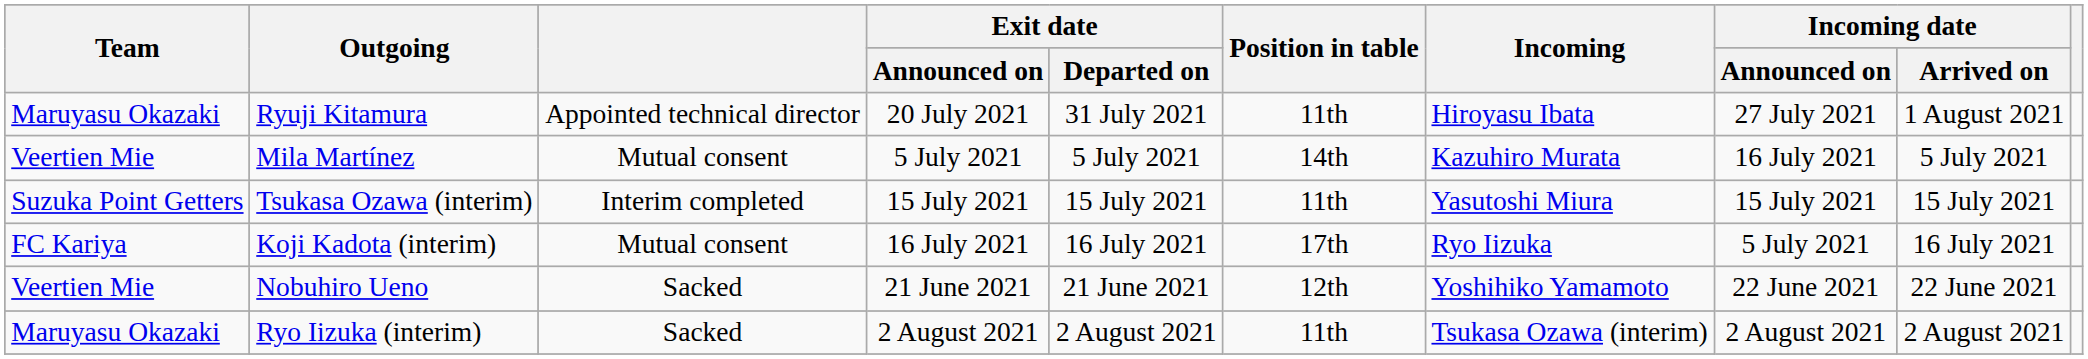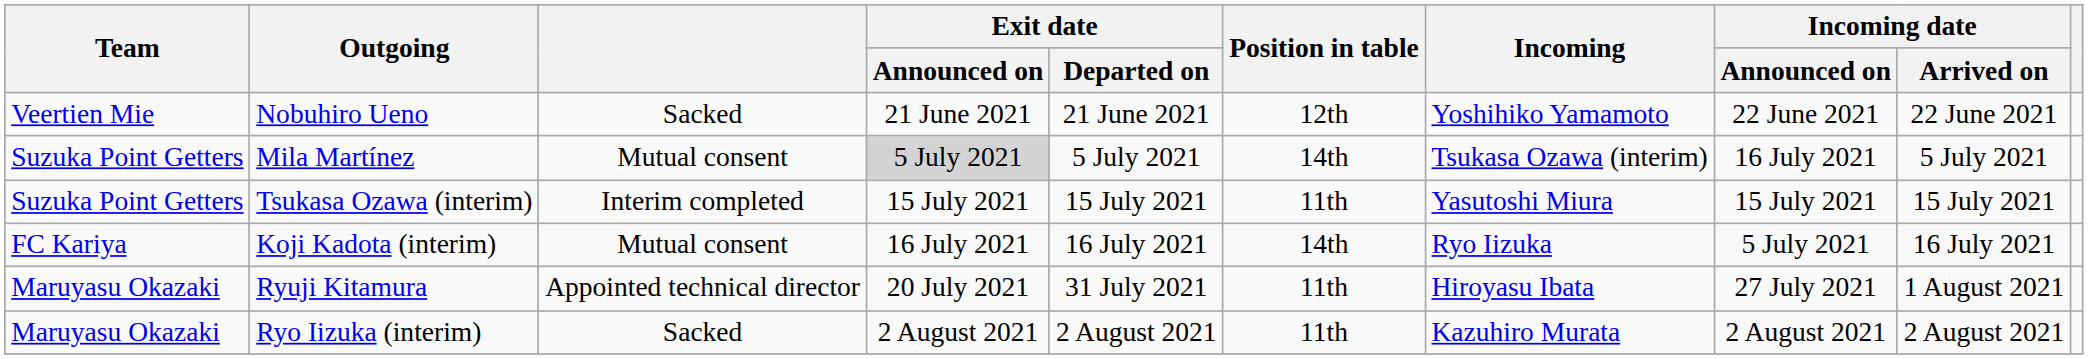rows swapped: (342, 288) <-> (342, 113)
(83, 157) Veertien Mie -> (127, 157) Suzuka Point Getters
(958, 157) no background -> (958, 157) lightgrey background
(1526, 157) Kazuhiro Murata -> (1570, 157) Tsukasa Ozawa (interim)
(1324, 244) 17th -> (1324, 244) 14th
(1570, 331) Tsukasa Ozawa (interim) -> (1526, 331) Kazuhiro Murata
